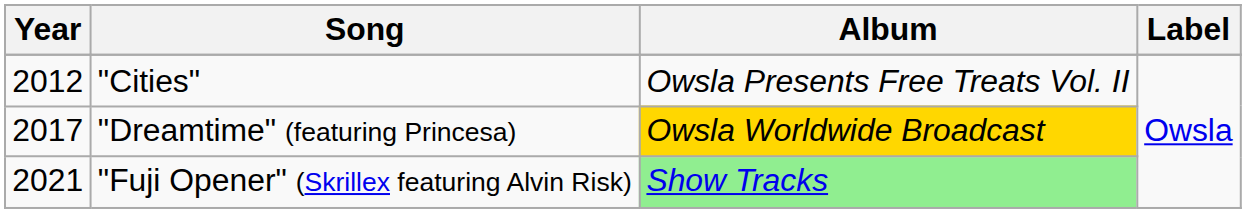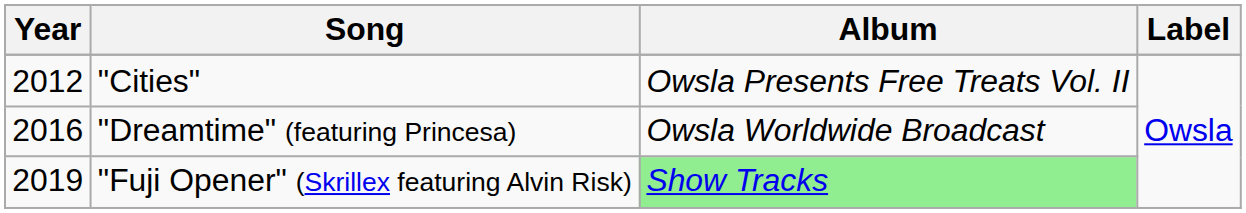(48, 130) 2017 -> (48, 130) 2016
(846, 130) gold background -> (846, 130) no background
(48, 181) 2021 -> (48, 181) 2019
